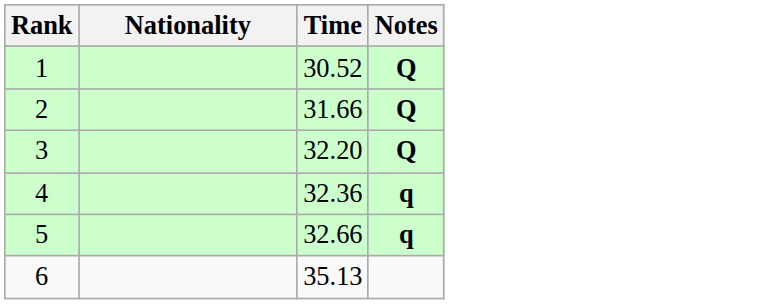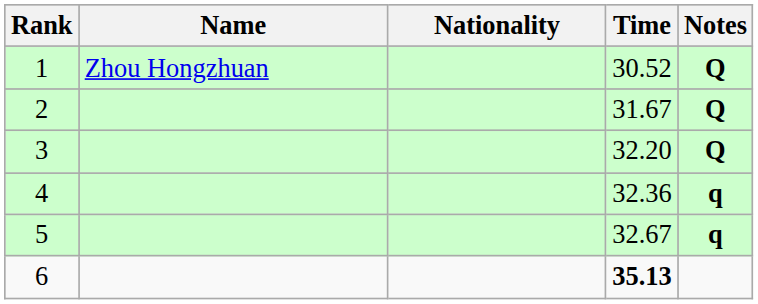+ column: (233, 25)
(333, 109) 31.66 -> (642, 109) 31.67
(333, 234) 32.66 -> (642, 234) 32.67
(333, 276) normal -> (642, 276) bold
